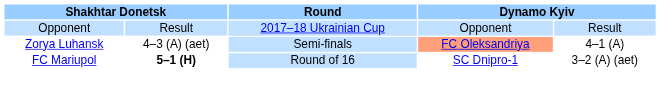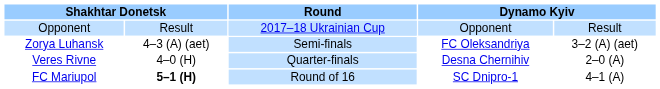(485, 44) lightsalmon background -> (485, 44) no background
(605, 44) 4–1 (A) -> (605, 44) 3–2 (A) (aet)
+ row: (64, 60)
(605, 60) 3–2 (A) (aet) -> (605, 77) 4–1 (A)
